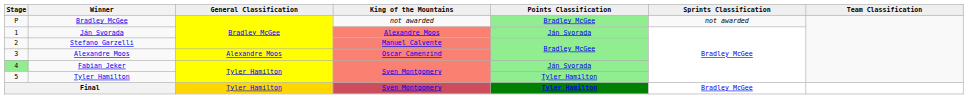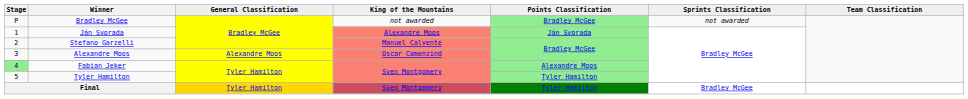(569, 66) Ján Svorada -> (569, 66) Alexandre Moos
(569, 88) bold -> (569, 88) normal
